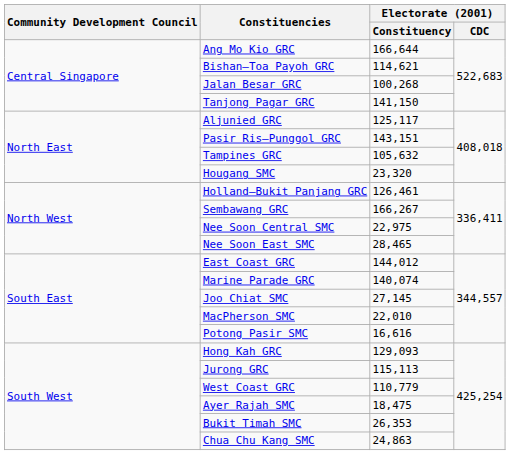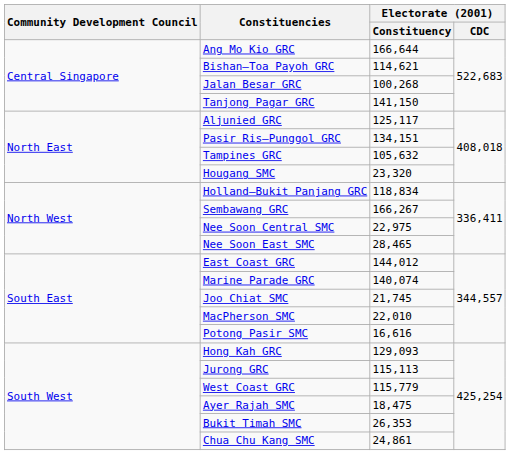(395, 138) 143,151 -> (395, 138) 134,151
(395, 191) 126,461 -> (395, 191) 118,834
(392, 298) 27,145 -> (392, 298) 21,745
(395, 387) 110,779 -> (395, 387) 115,779
(392, 440) 24,863 -> (392, 440) 24,861
